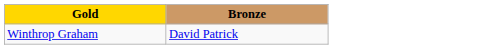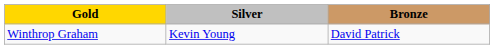+ column: (247, 14)
